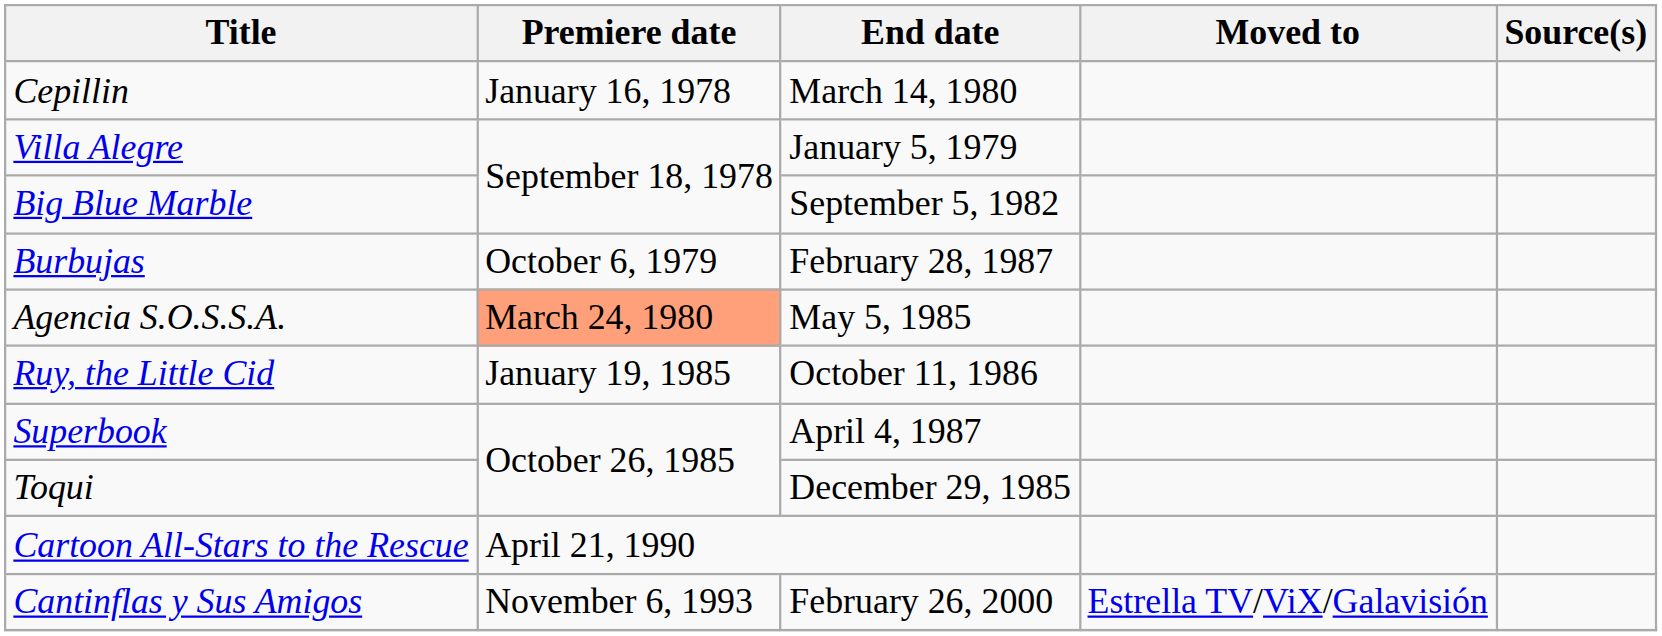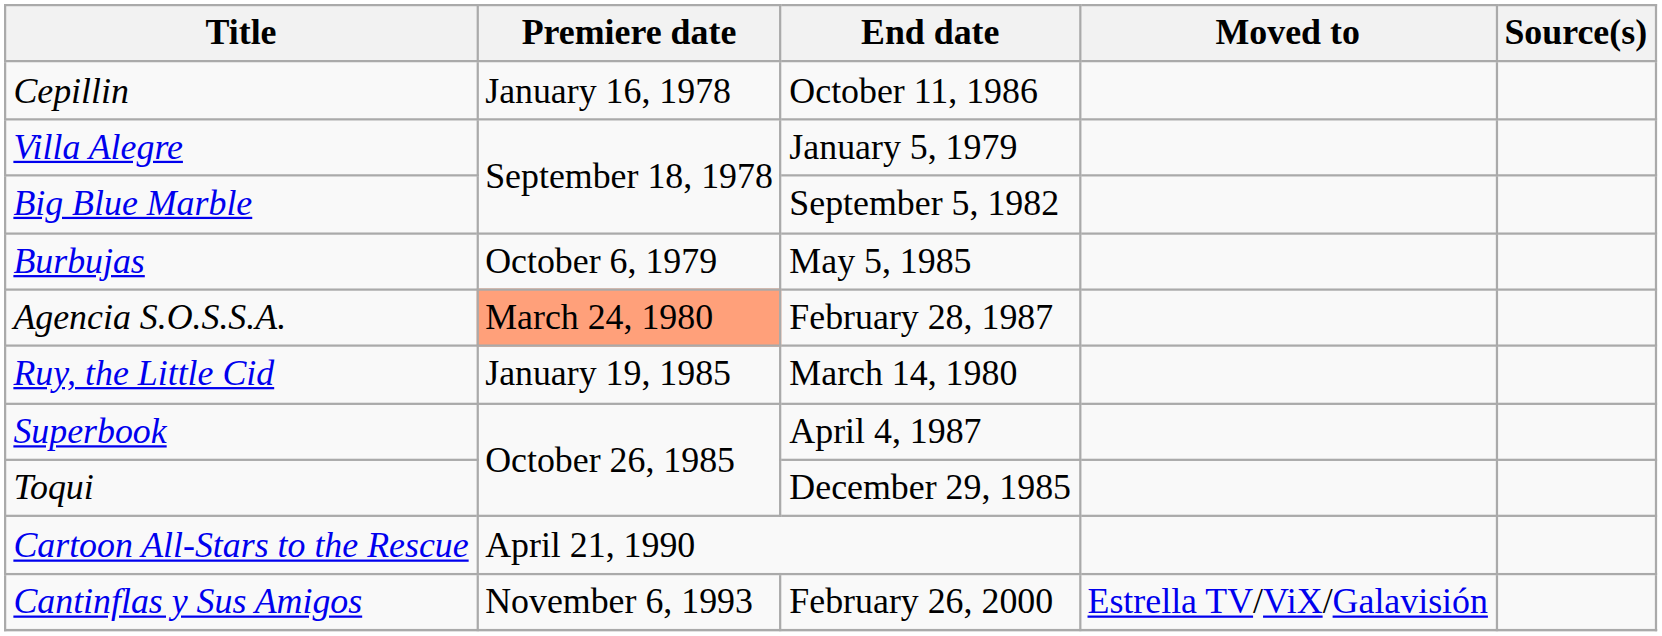(903, 89) March 14, 1980 -> (914, 89) October 11, 1986
(921, 260) February 28, 1987 -> (880, 260) May 5, 1985
(880, 317) May 5, 1985 -> (921, 317) February 28, 1987
(914, 373) October 11, 1986 -> (903, 373) March 14, 1980
